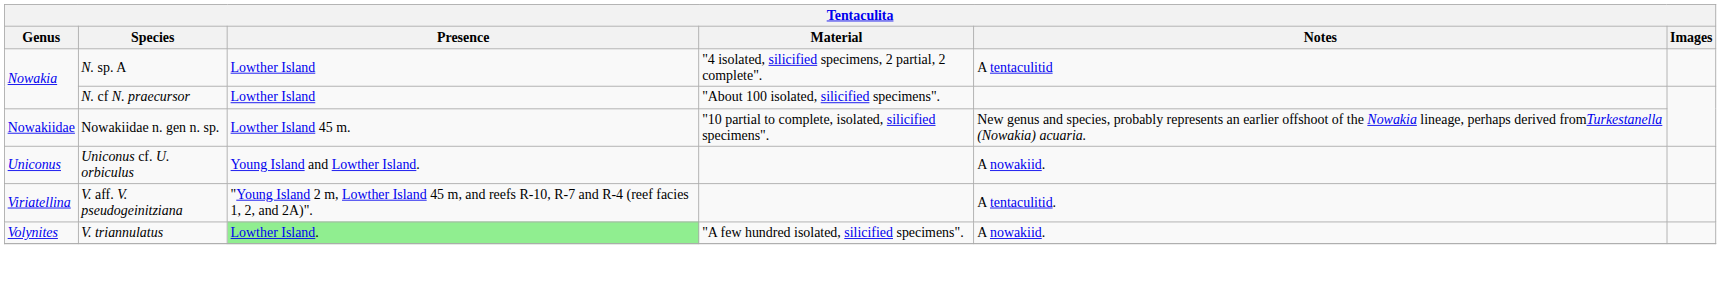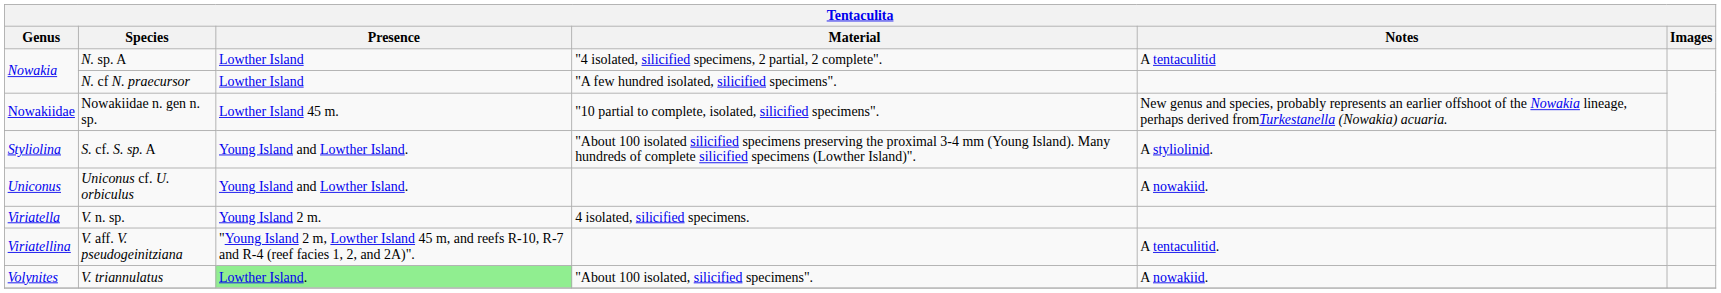(821, 97) "About 100 isolated, silicified specimens". -> (706, 81) "A few hundred isolated, silicified specimens".
+ row: (118, 149)
+ row: (103, 217)
(833, 232) "A few hundred isolated, silicified specimens". -> (694, 276) "About 100 isolated, silicified specimens".
